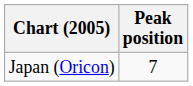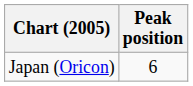(153, 66) 7 -> (153, 66) 6
